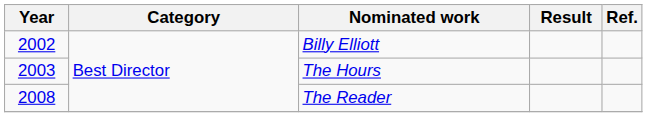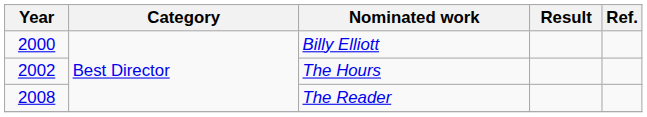(37, 44) 2002 -> (37, 44) 2000
(37, 71) 2003 -> (37, 71) 2002
